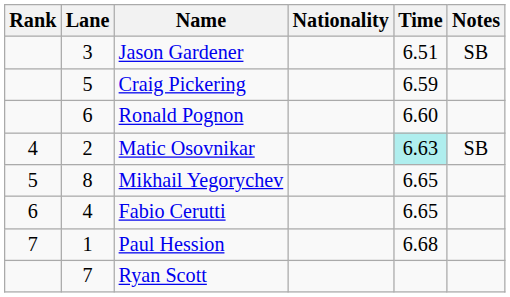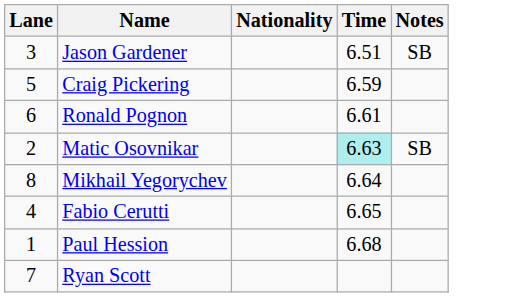- column: (33, 20)
(420, 116) 6.60 -> (364, 116) 6.61
(420, 180) 6.65 -> (364, 180) 6.64
